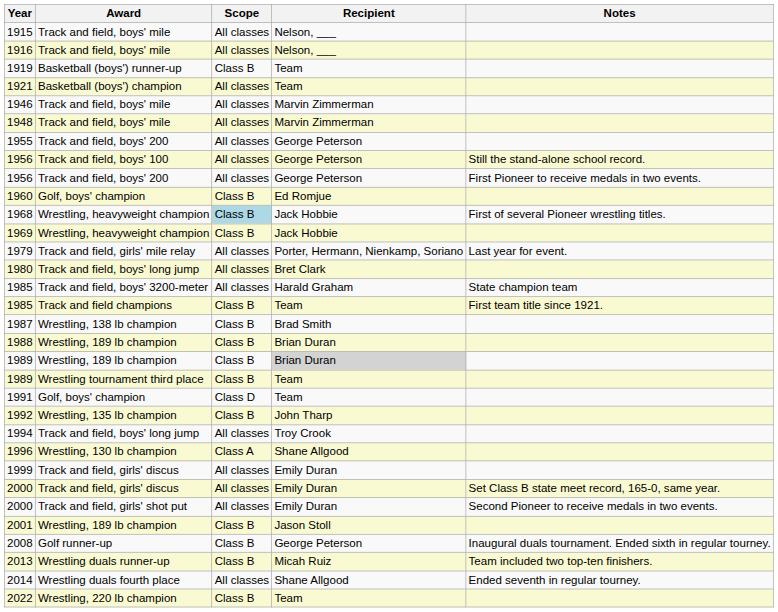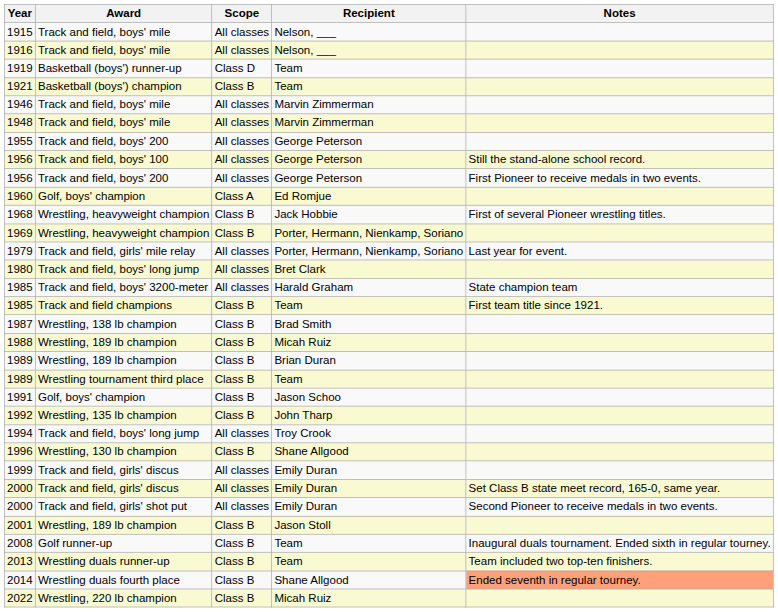(235, 68) Class B -> (235, 68) Class D
(242, 86) All classes -> (235, 86) Class B
(235, 196) Class B -> (234, 196) Class A
(235, 214) lightblue background -> (235, 214) no background
(306, 232) Jack Hobbie -> (369, 232) Porter, Hermann, Nienkamp, Soriano
(305, 342) Brian Duran -> (303, 342) Micah Ruiz
(305, 360) lightgrey background -> (305, 360) no background
(235, 397) Class D -> (235, 397) Class B
(288, 397) Team -> (308, 397) Jason Schoo
(234, 452) Class A -> (235, 452) Class B
(318, 543) George Peterson -> (288, 543) Team
(303, 561) Micah Ruiz -> (288, 561) Team
(242, 580) All classes -> (235, 580) Class B
(555, 580) no background -> (555, 580) lightsalmon background
(288, 598) Team -> (303, 598) Micah Ruiz
